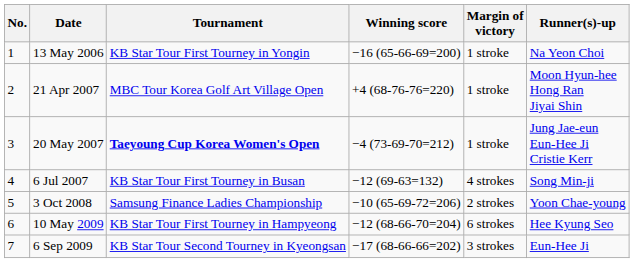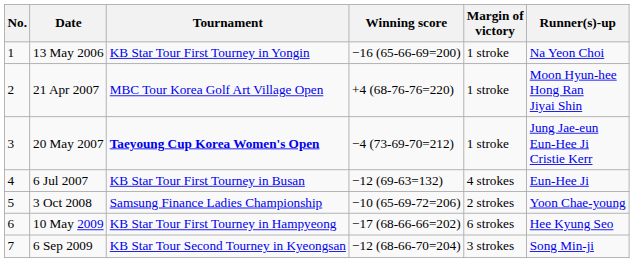(562, 181) Song Min-ji -> (559, 181) Eun-Hee Ji
(406, 224) −12 (68-66-70=204) -> (406, 224) −17 (68-66-66=202)
(406, 246) −17 (68-66-66=202) -> (406, 246) −12 (68-66-70=204)
(559, 246) Eun-Hee Ji -> (562, 246) Song Min-ji
